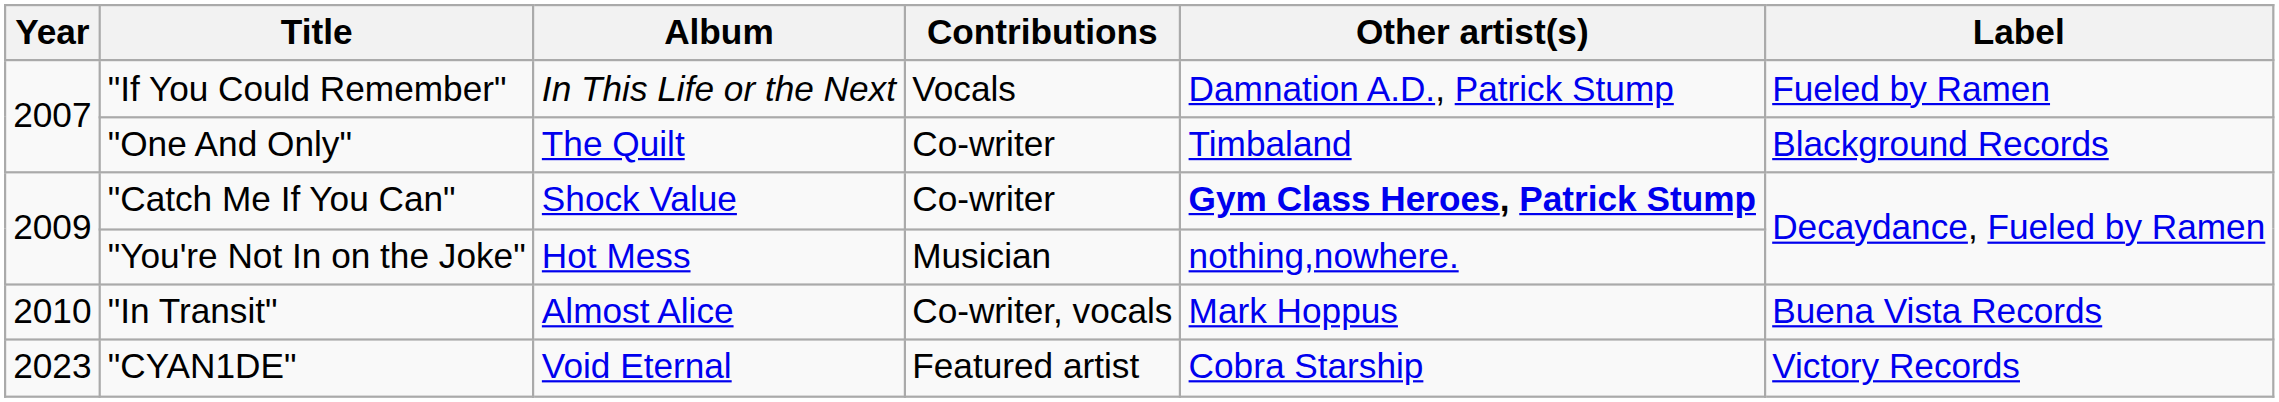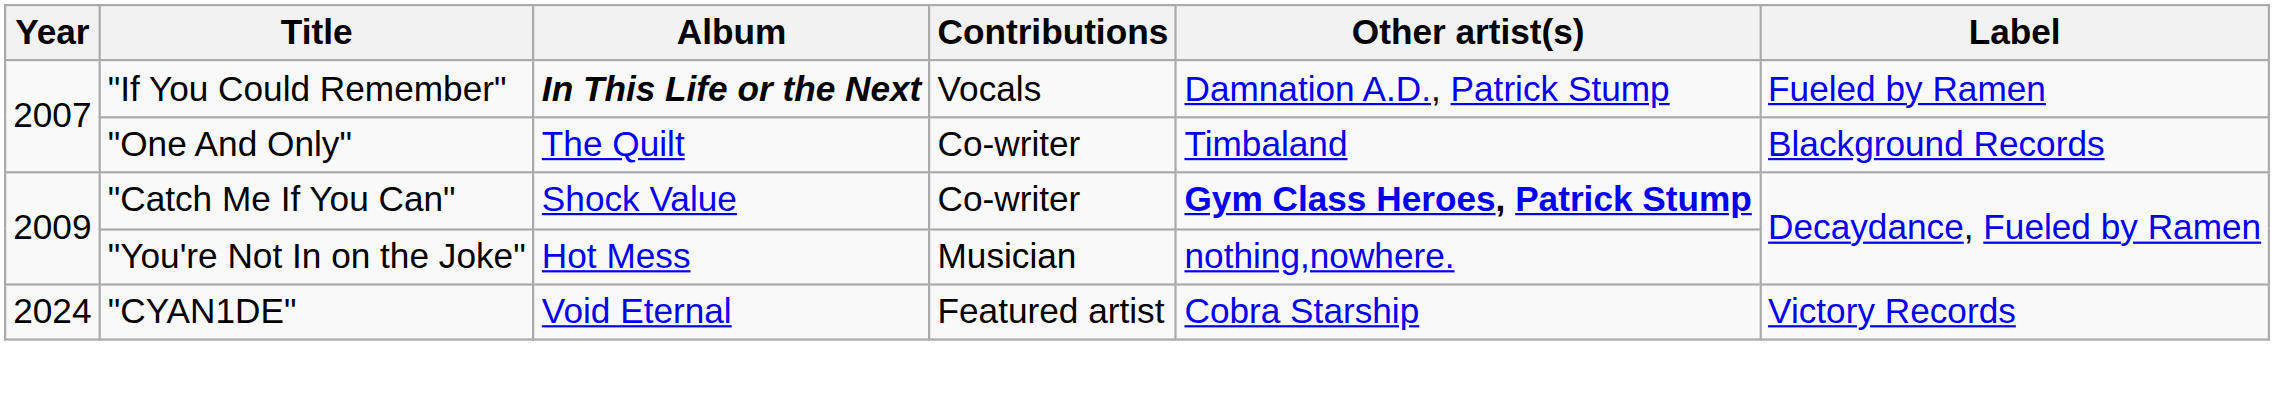(719, 88) normal -> (732, 88) bold
- row: (193, 311)
(52, 367) 2023 -> (52, 311) 2024
